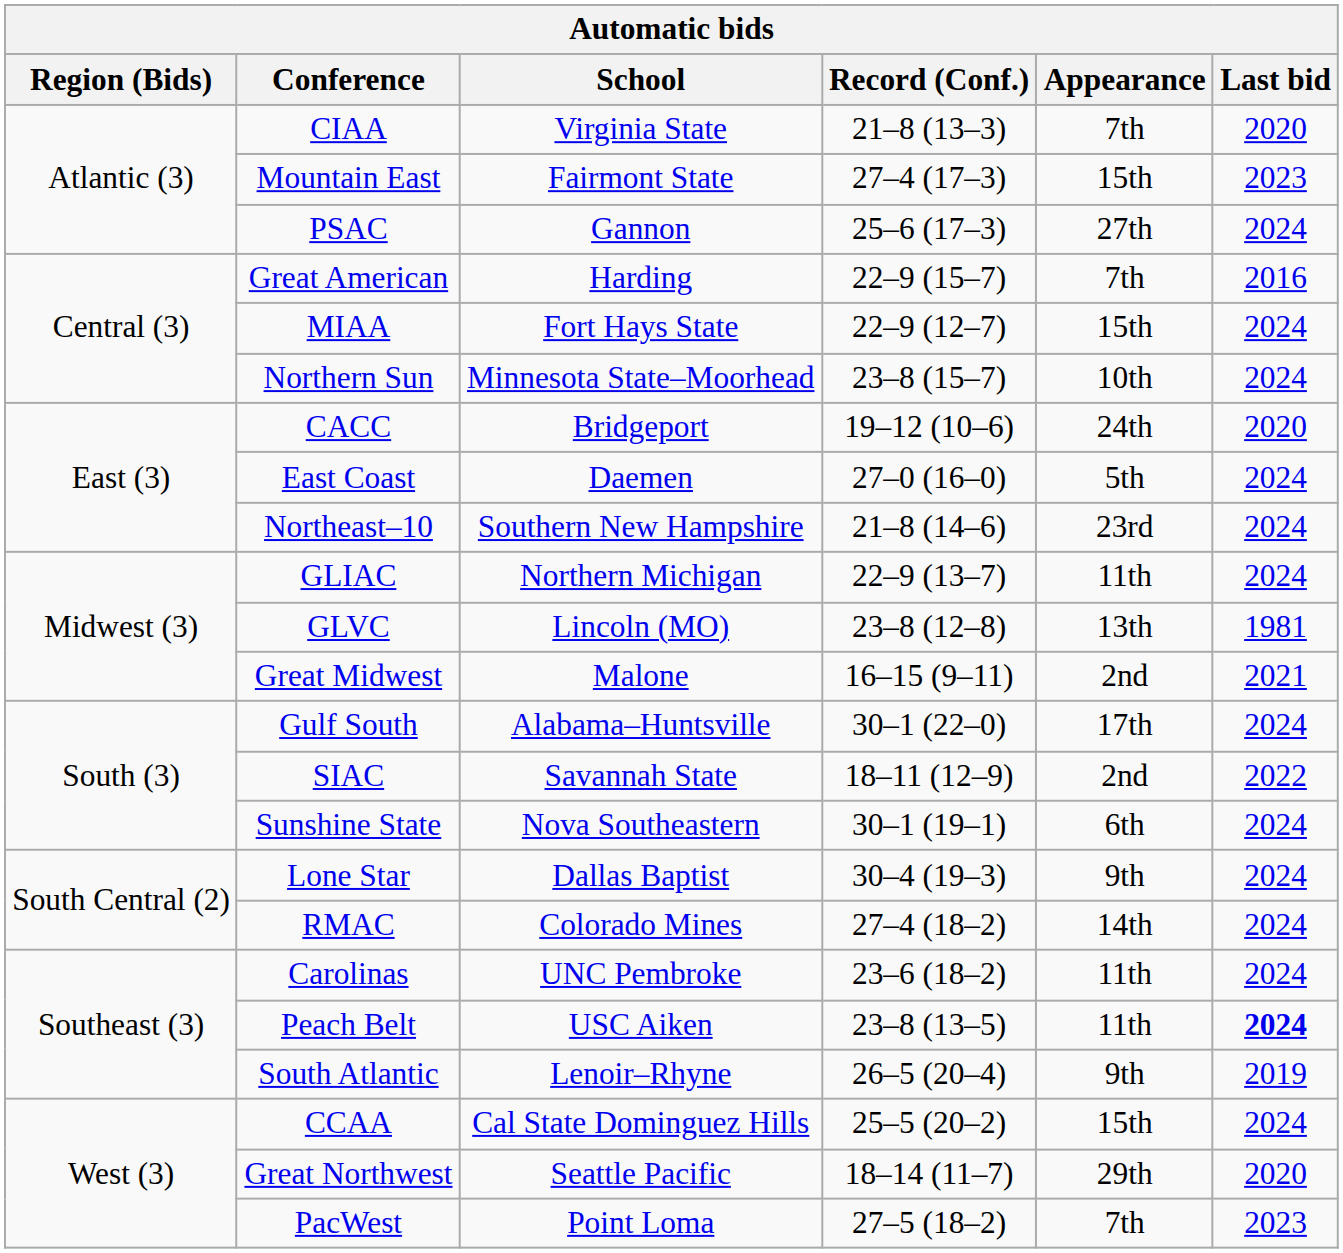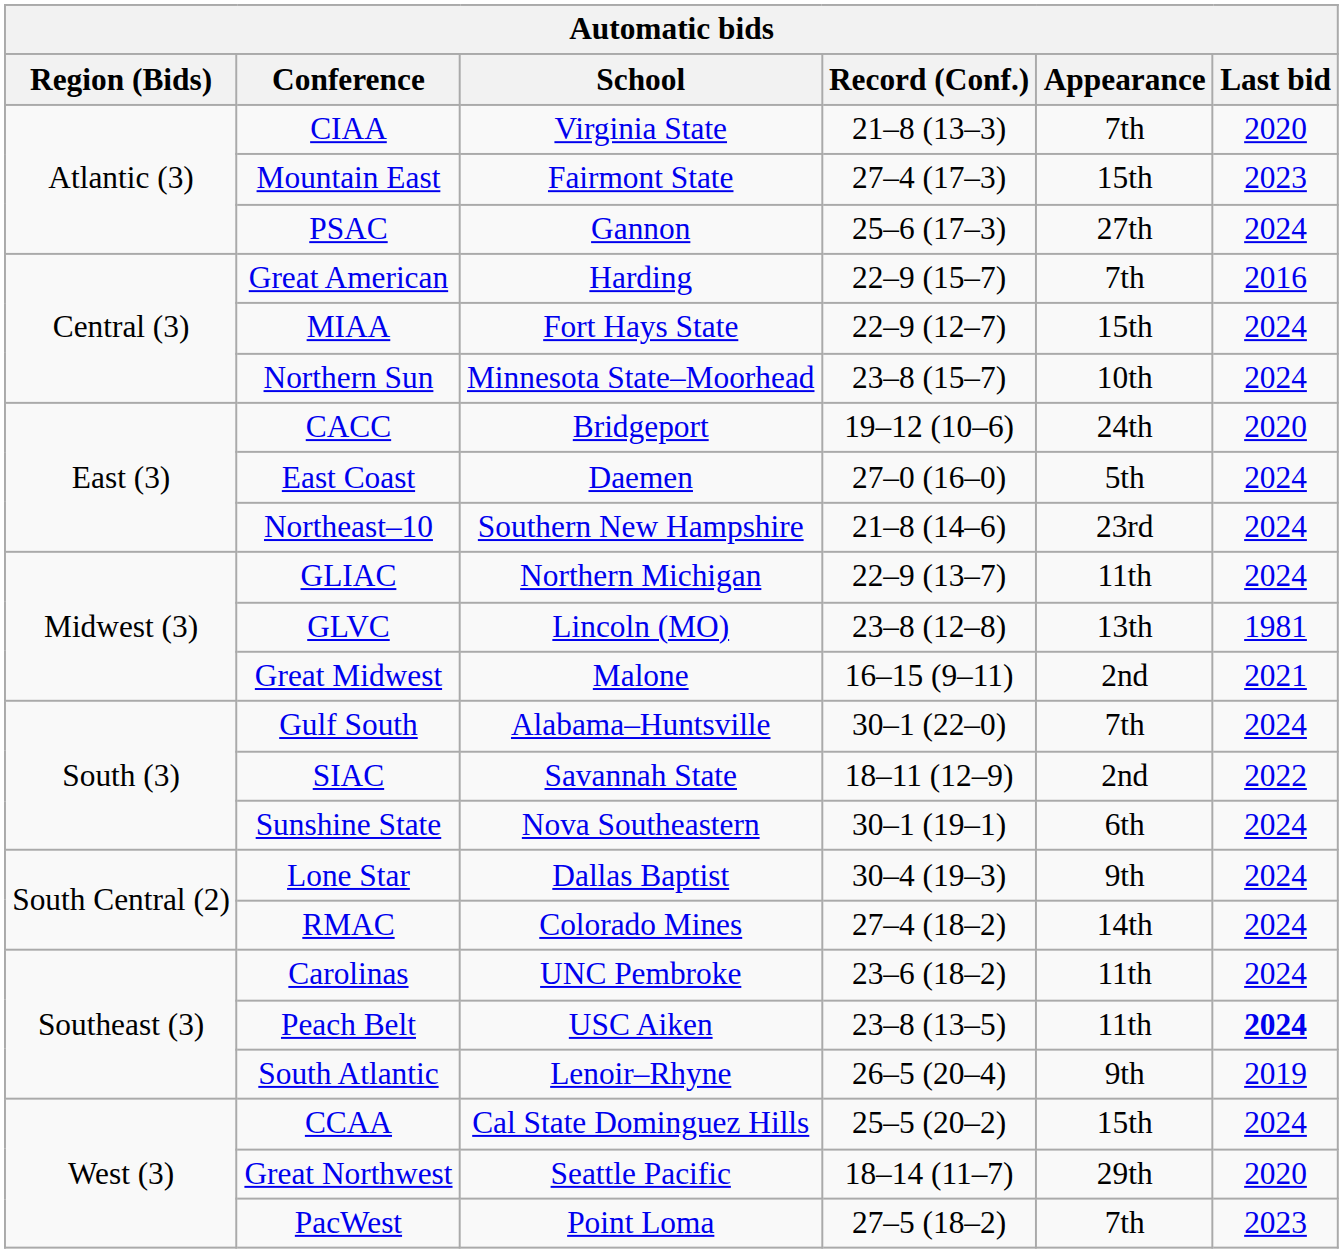(1125, 725) 17th -> (1125, 725) 7th
